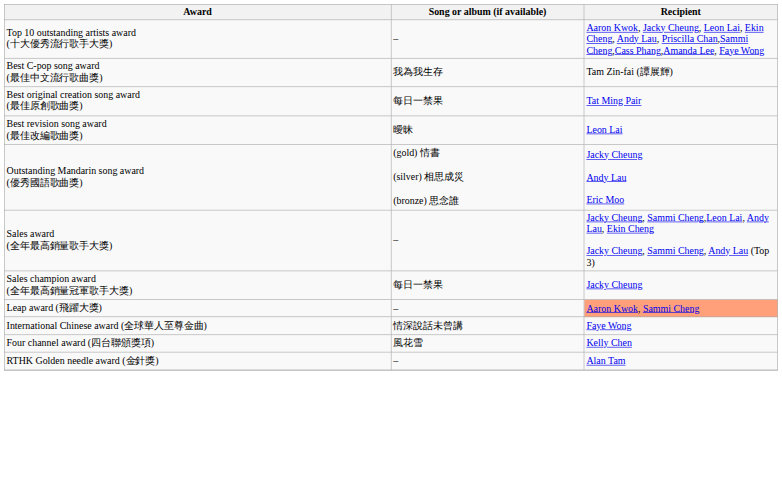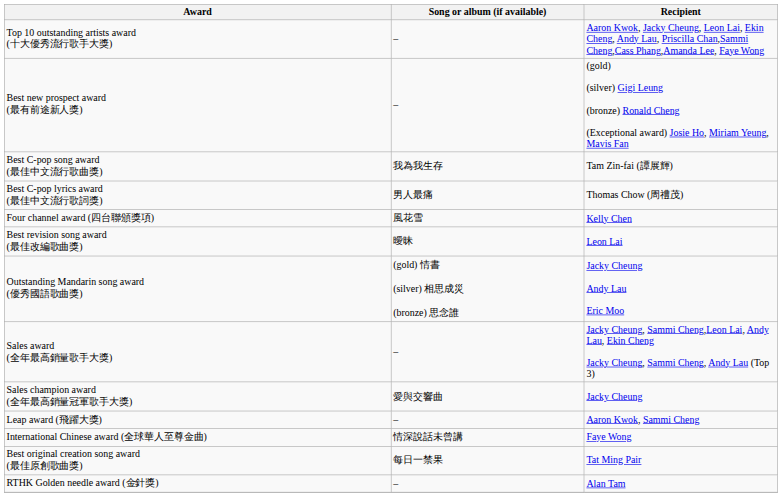+ row: (56, 104)
+ row: (55, 194)
rows swapped: (73, 100) <-> (80, 343)
(418, 284) 每日一禁果 -> (418, 396) 愛與交響曲
(643, 308) lightsalmon background -> (643, 419) no background
